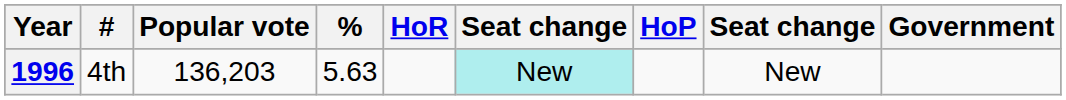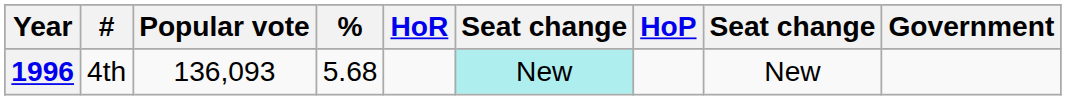(224, 71) 136,203 -> (224, 71) 136,093
(350, 71) 5.63 -> (350, 71) 5.68
